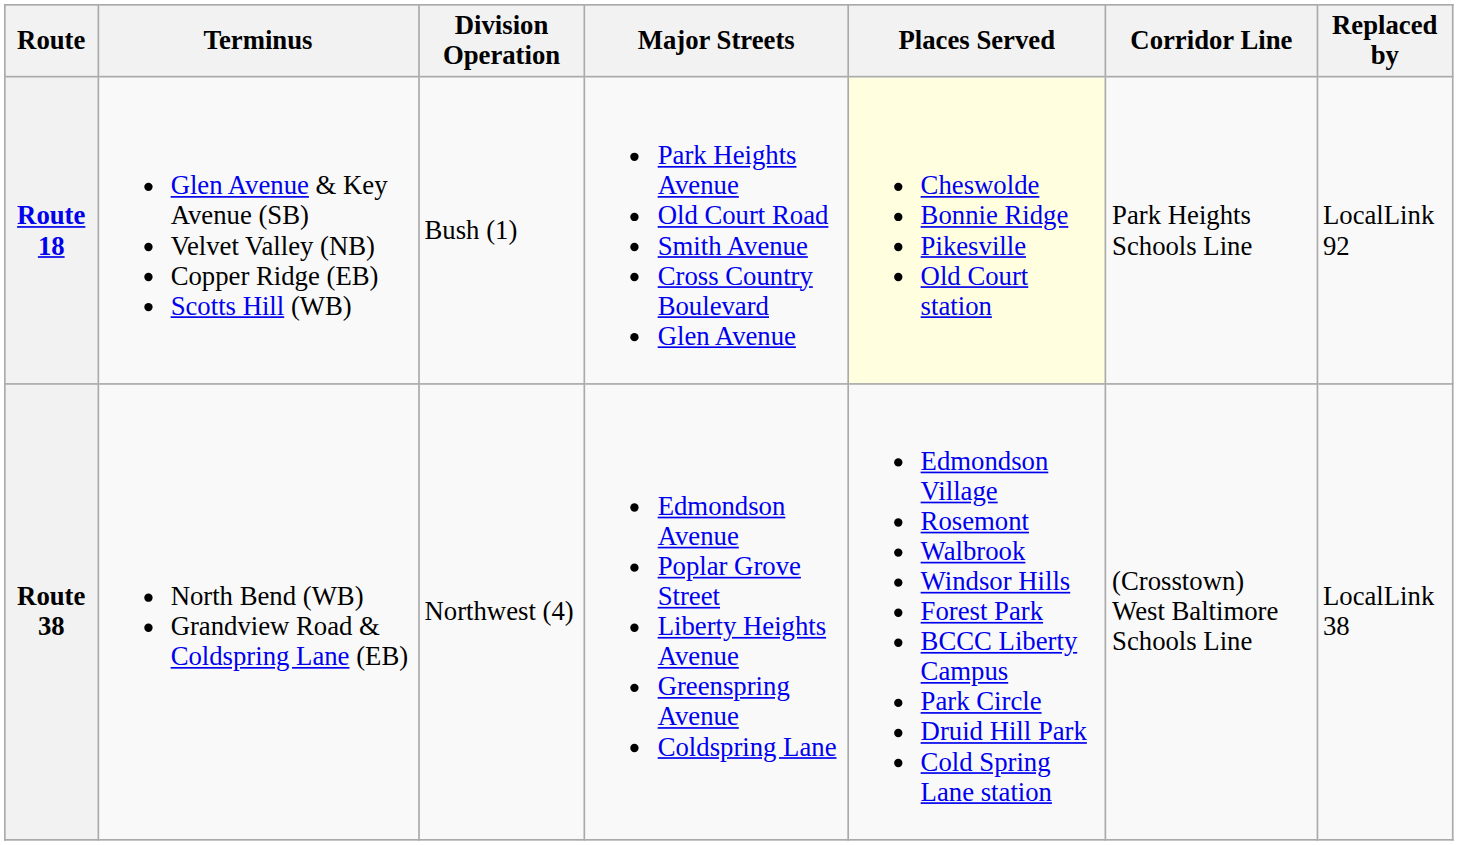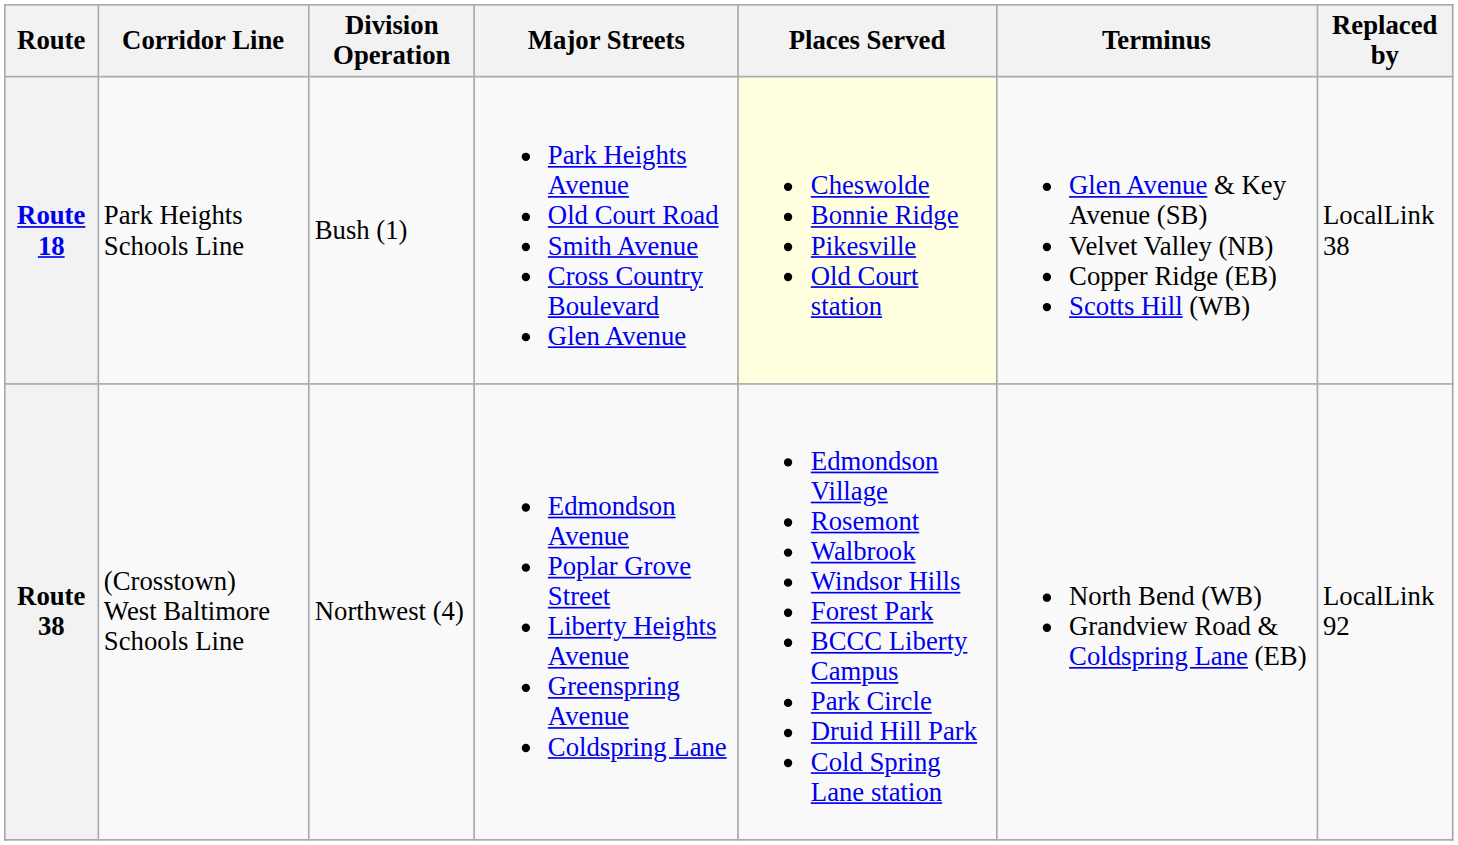columns swapped: (258, 40) <-> (1211, 40)
(1379, 230) LocalLink 92 -> (1379, 230) LocalLink 38
(1379, 611) LocalLink 38 -> (1379, 611) LocalLink 92
